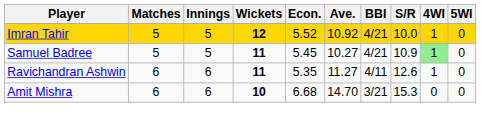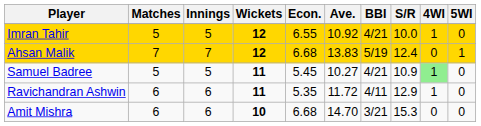(305, 33) 5.52 -> (305, 33) 6.55
+ row: (41, 53)
(343, 72) 11.27 -> (343, 92) 11.72
(405, 72) 12.6 -> (405, 92) 12.9
